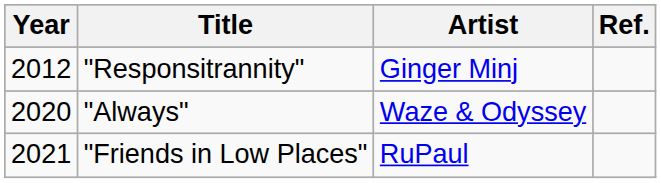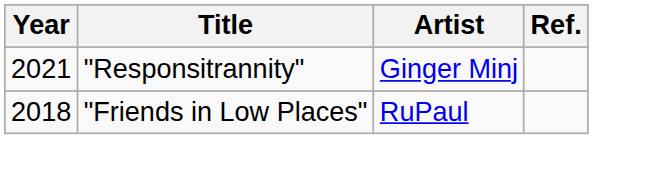(41, 68) 2012 -> (41, 68) 2021
- row: (136, 111)
(41, 154) 2021 -> (41, 111) 2018
